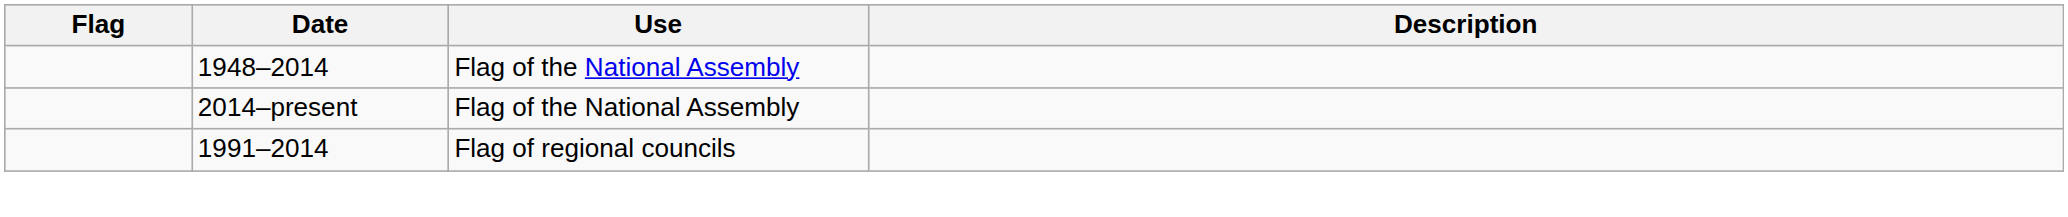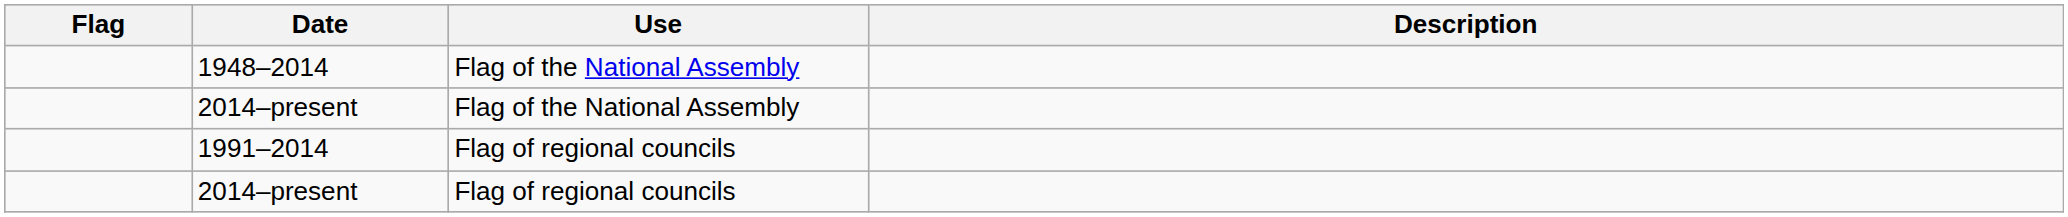+ row: (278, 190)
